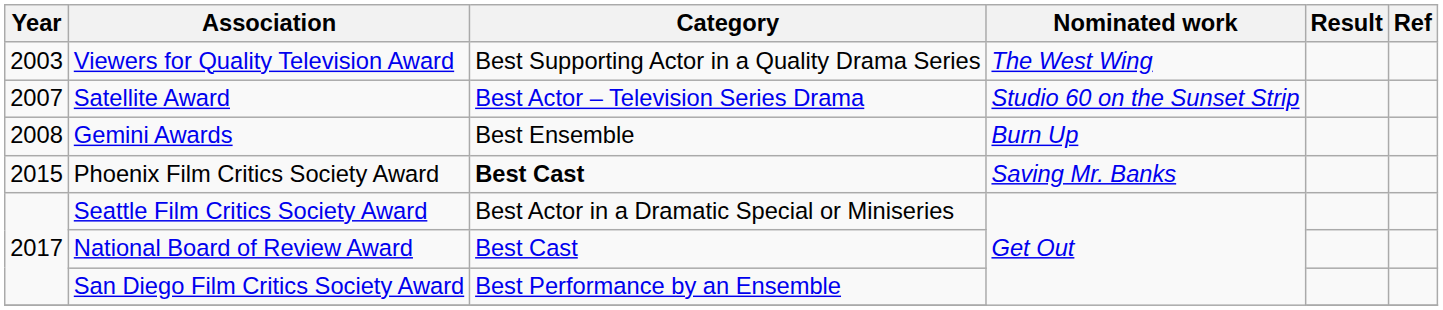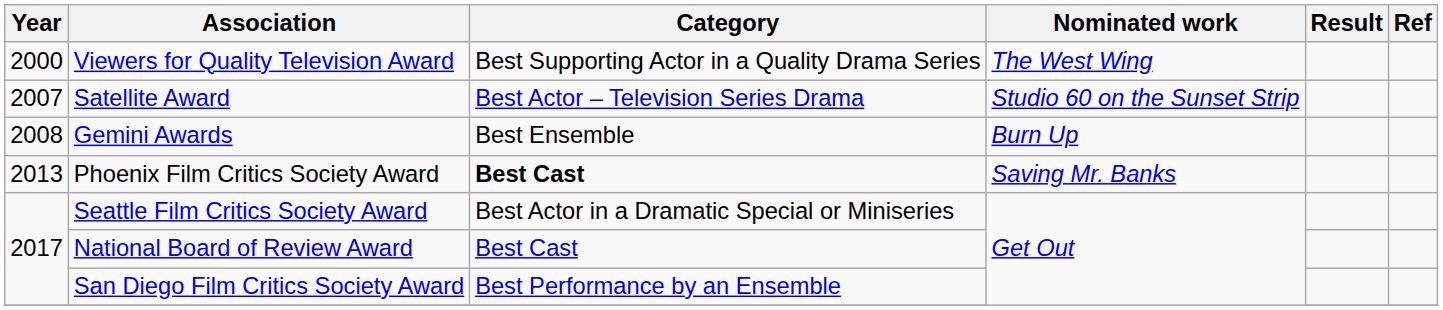(37, 60) 2003 -> (37, 60) 2000
(37, 173) 2015 -> (37, 173) 2013
